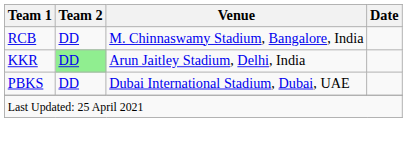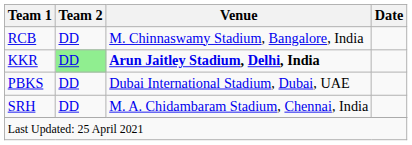(207, 60) normal -> (214, 60) bold
+ row: (22, 106)
